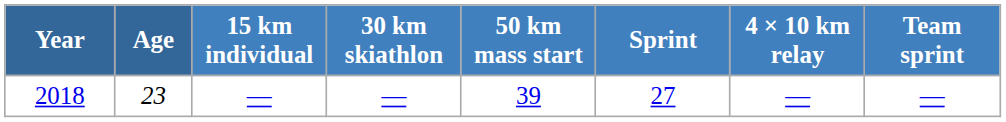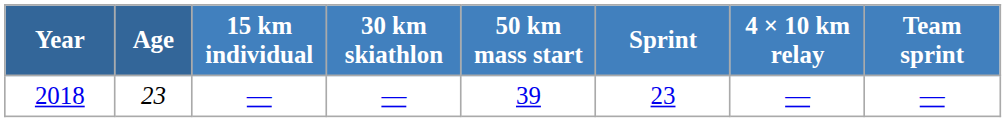(663, 95) 27 -> (663, 95) 23
